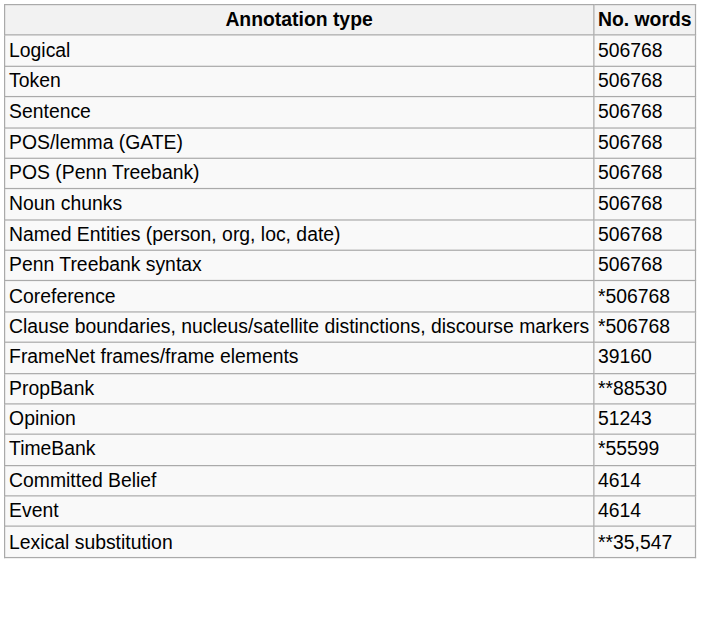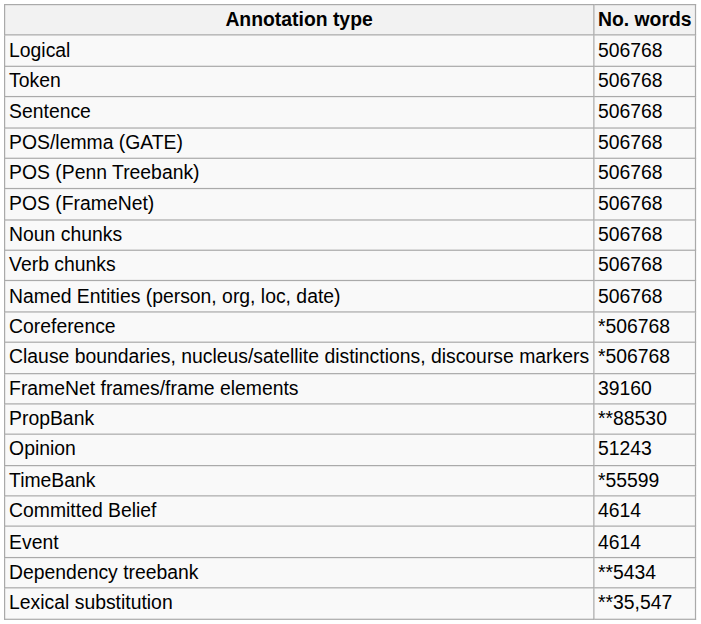+ row: (82, 204)
+ row: (62, 265)
- row: (105, 265)
+ row: (104, 572)
